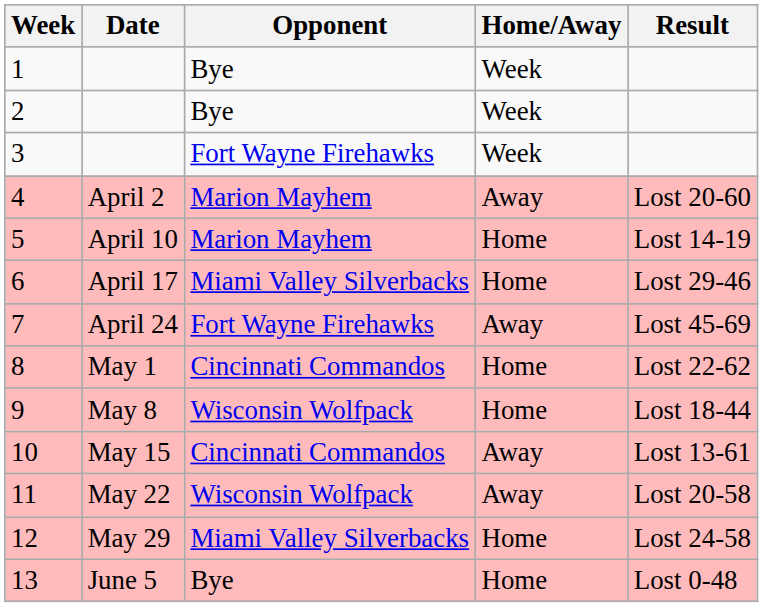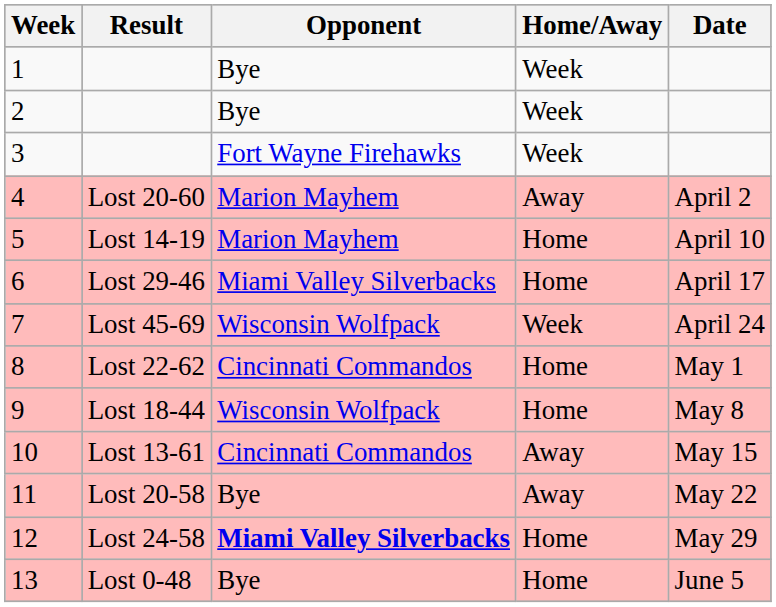columns swapped: (133, 25) <-> (692, 25)
(312, 324) Fort Wayne Firehawks -> (328, 324) Wisconsin Wolfpack
(512, 324) Away -> (553, 324) Week
(302, 494) Wisconsin Wolfpack -> (239, 494) Bye
(330, 537) normal -> (364, 537) bold
